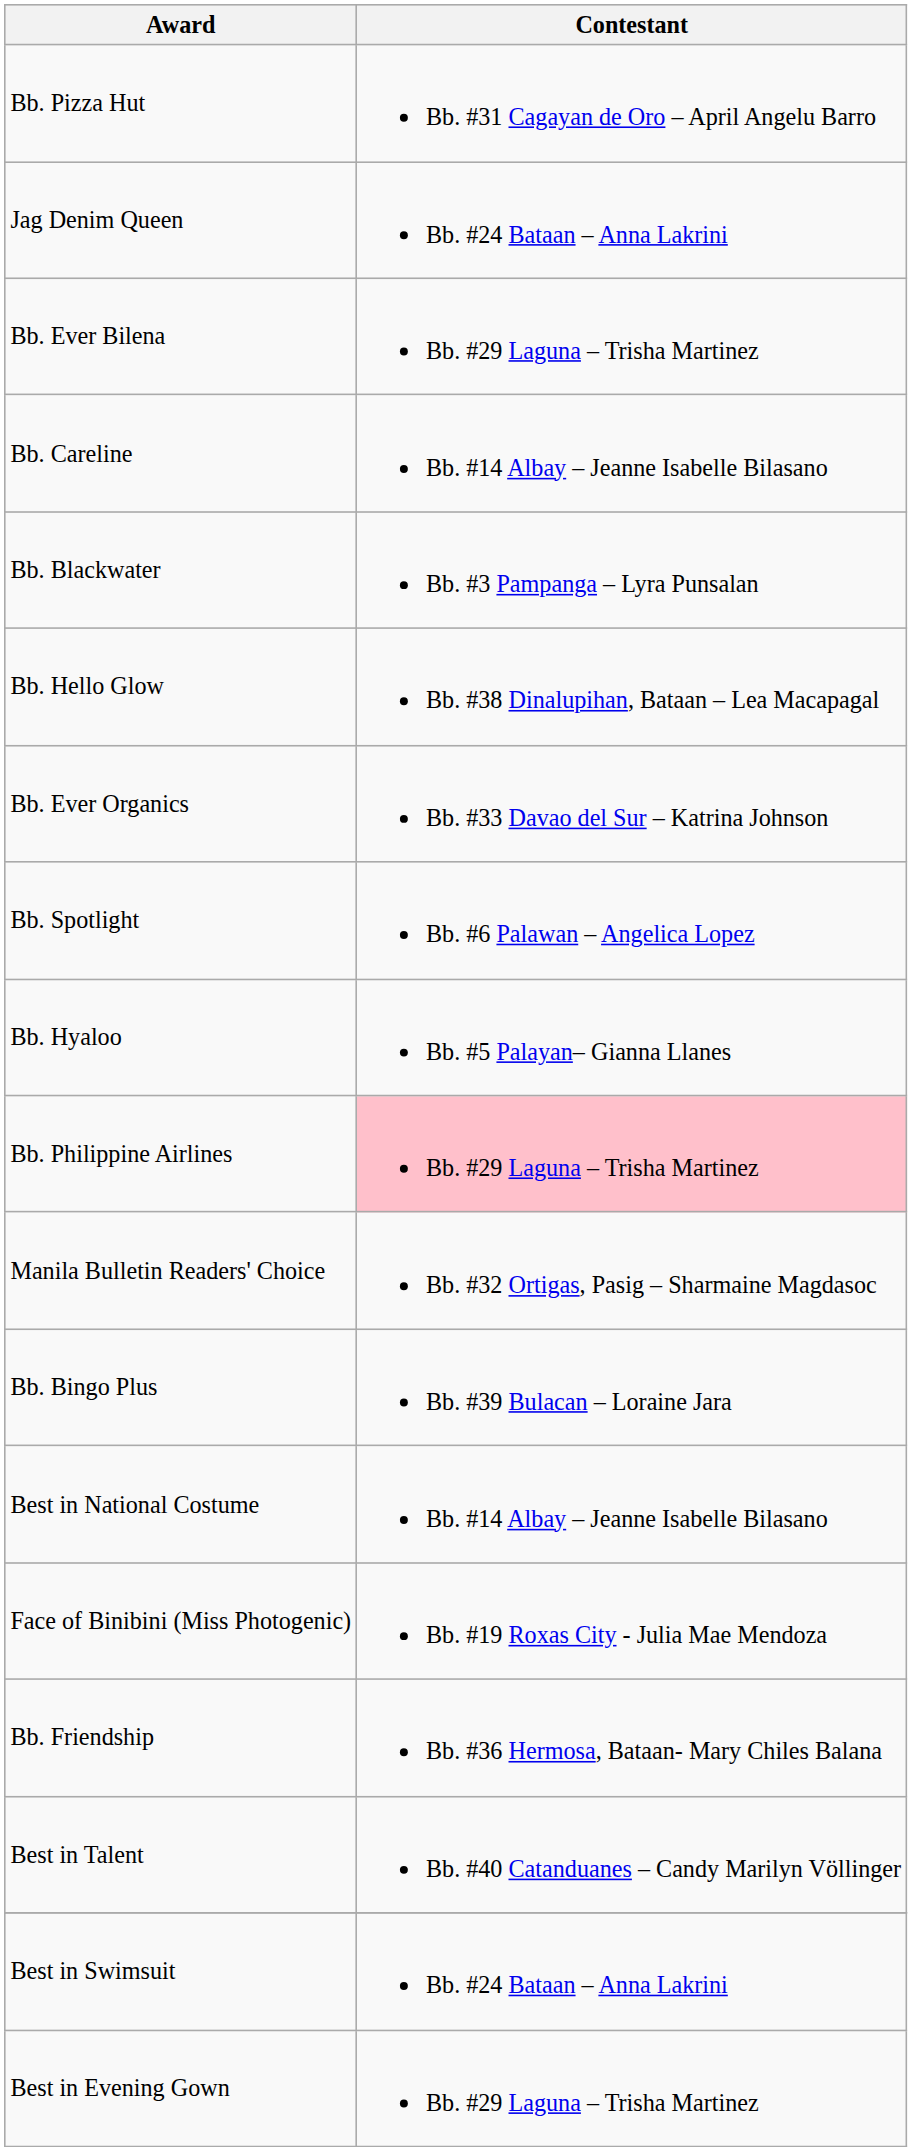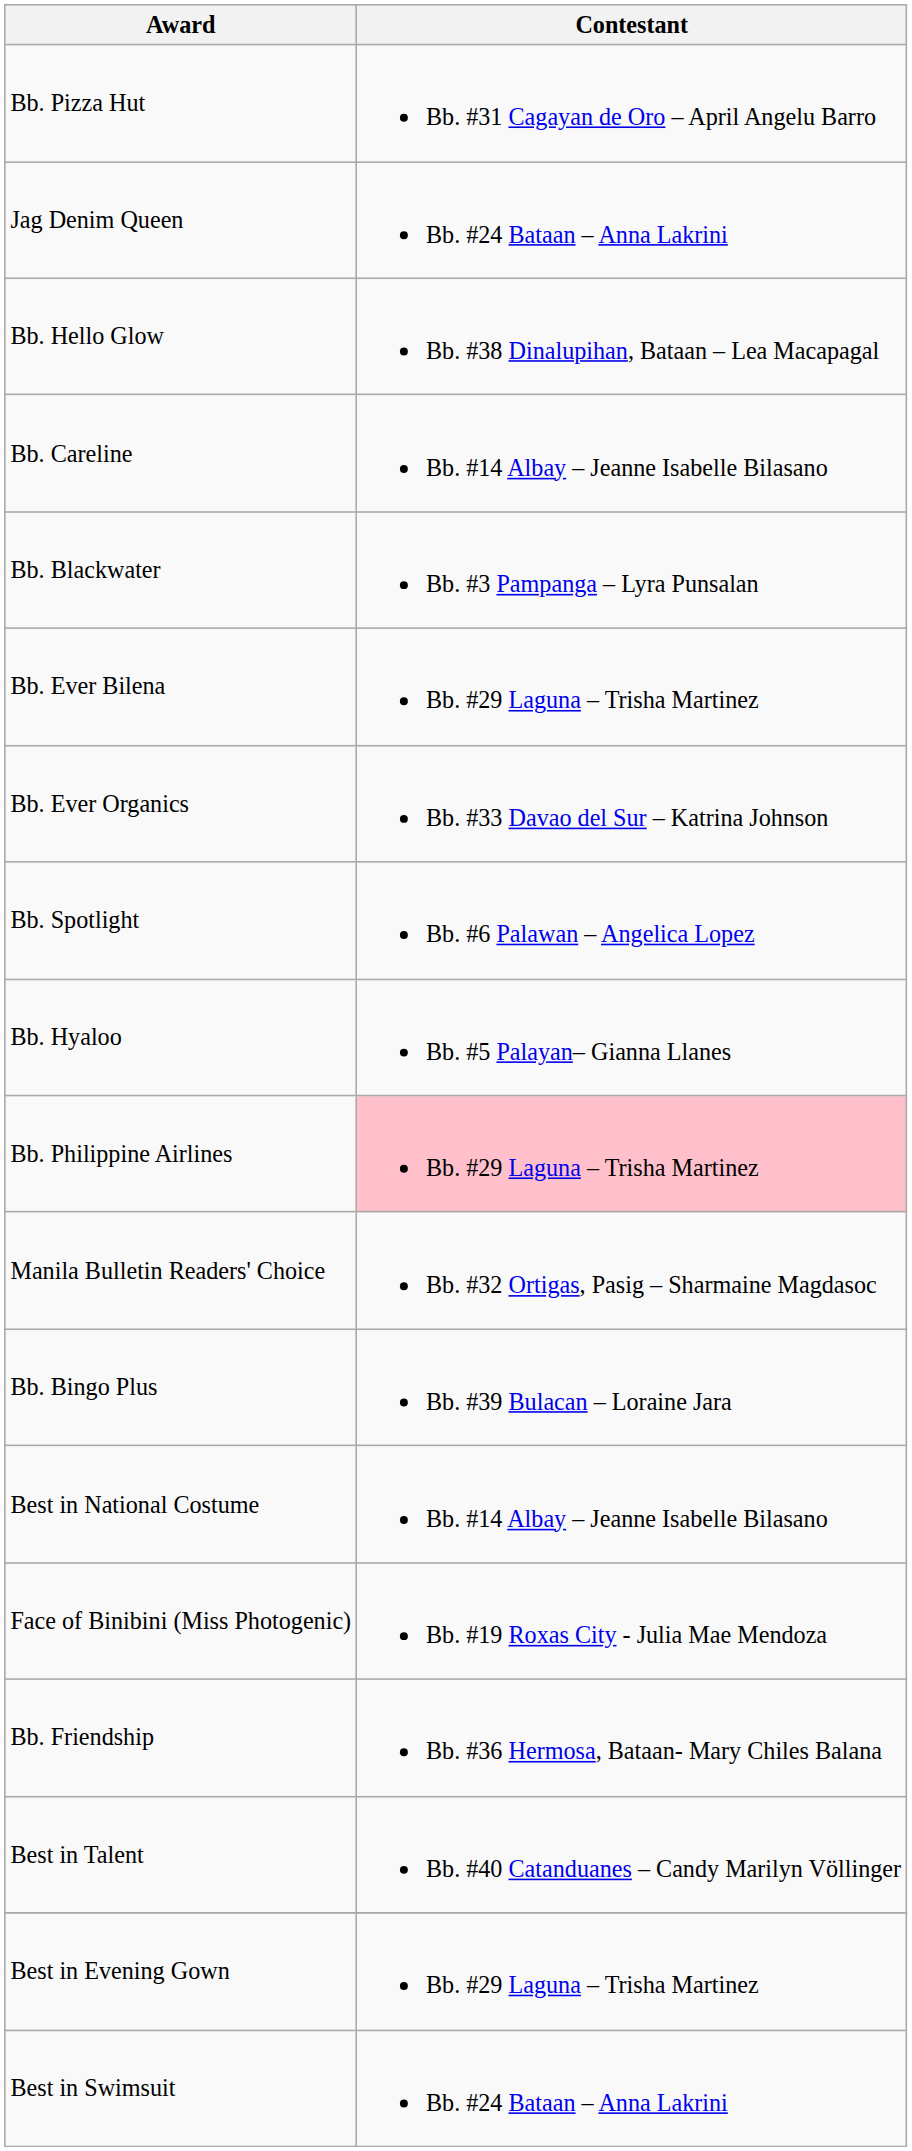rows swapped: (88, 336) <-> (87, 686)
rows swapped: (93, 1971) <-> (120, 2087)
